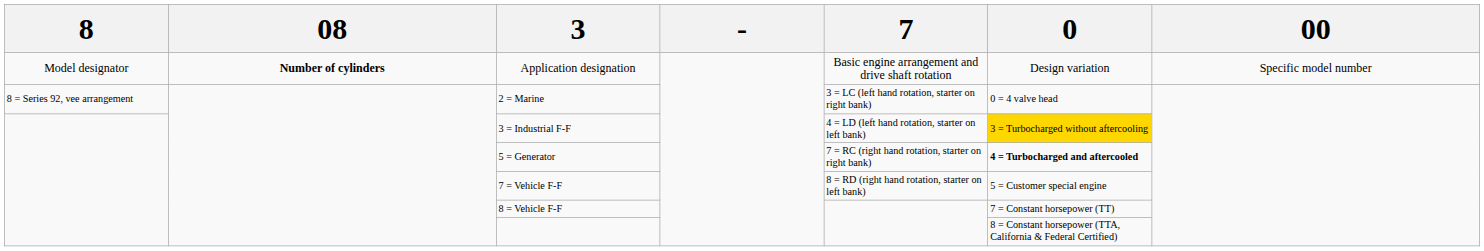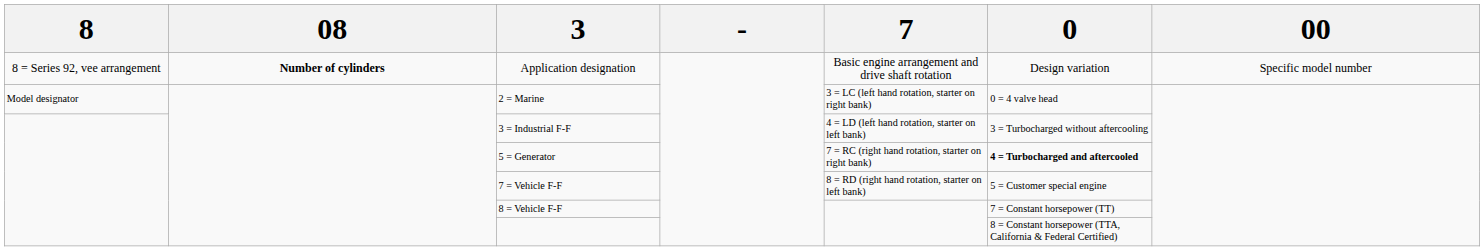(86, 68) Model designator -> (86, 68) 8 = Series 92, vee arrangement
(70, 99) 8 = Series 92, vee arrangement -> (43, 99) Model designator
(1069, 128) gold background -> (1069, 128) no background
